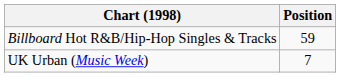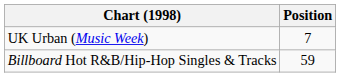rows swapped: (78, 60) <-> (142, 38)
